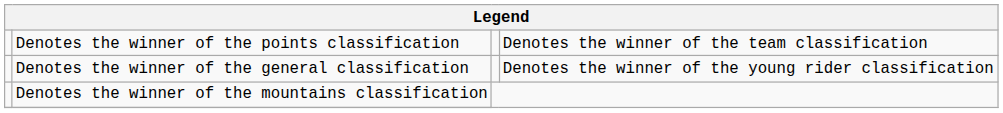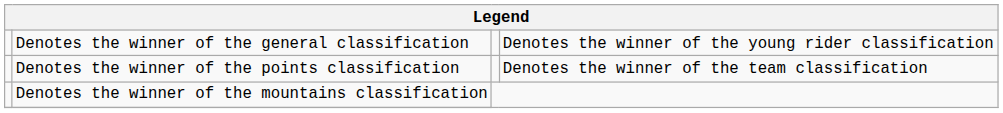rows swapped: (242, 69) <-> (238, 43)
